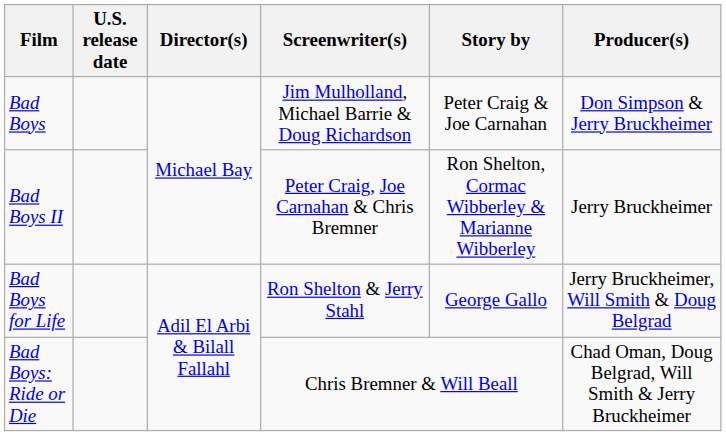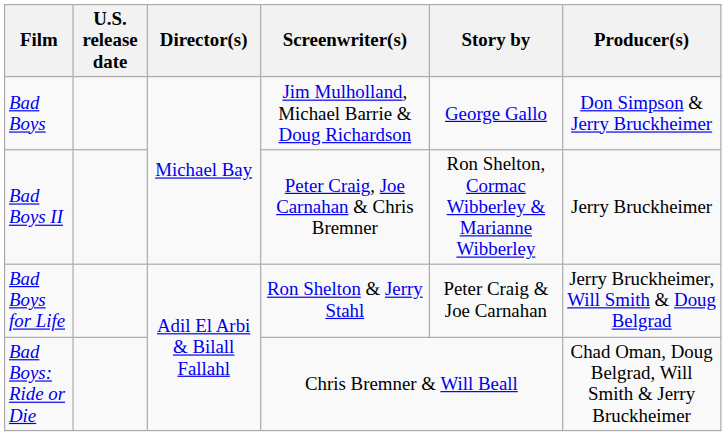(496, 113) Peter Craig & Joe Carnahan -> (496, 113) George Gallo
(496, 300) George Gallo -> (496, 300) Peter Craig & Joe Carnahan
